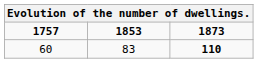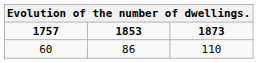(129, 49) 83 -> (129, 49) 86
(211, 49) bold -> (211, 49) normal
